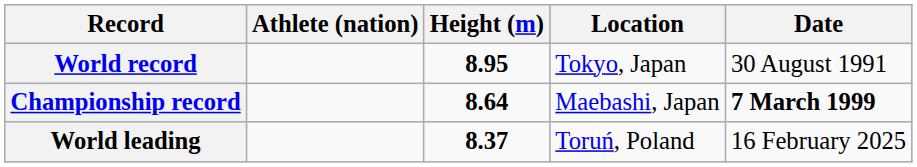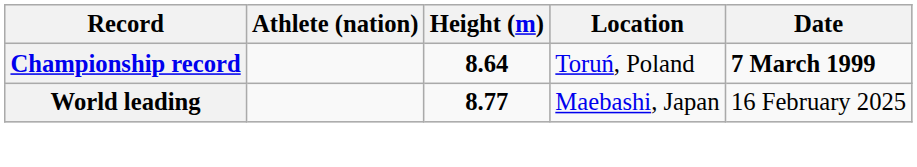- row: (126, 63)
(637, 102) Maebashi, Japan -> (625, 63) Toruń, Poland
(487, 141) 8.37 -> (487, 102) 8.77
(625, 141) Toruń, Poland -> (637, 102) Maebashi, Japan
